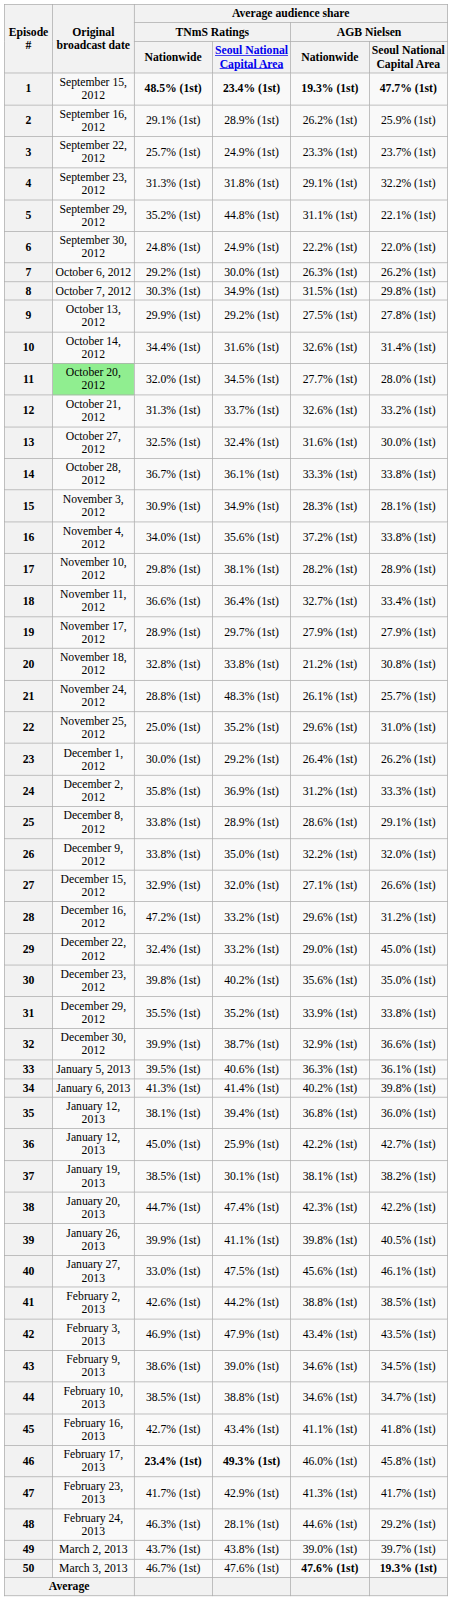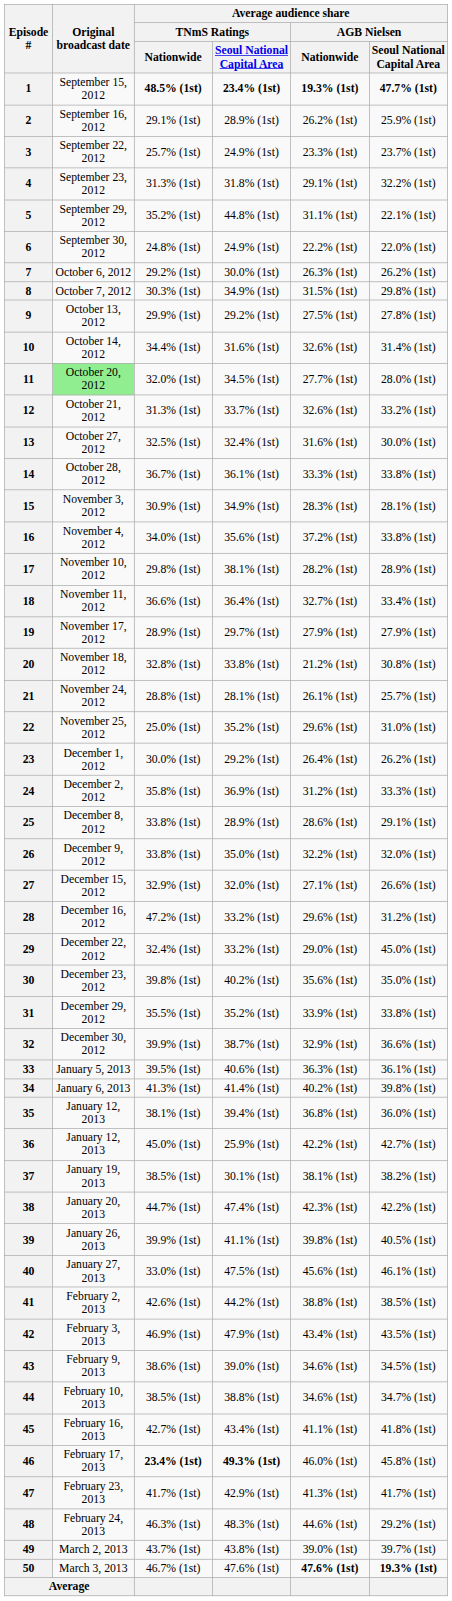(252, 696) 48.3% (1st) -> (252, 696) 28.1% (1st)
(252, 1524) 28.1% (1st) -> (252, 1524) 48.3% (1st)
